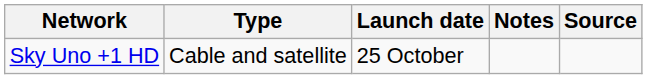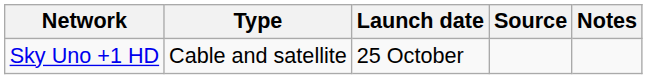columns swapped: (524, 21) <-> (601, 21)
